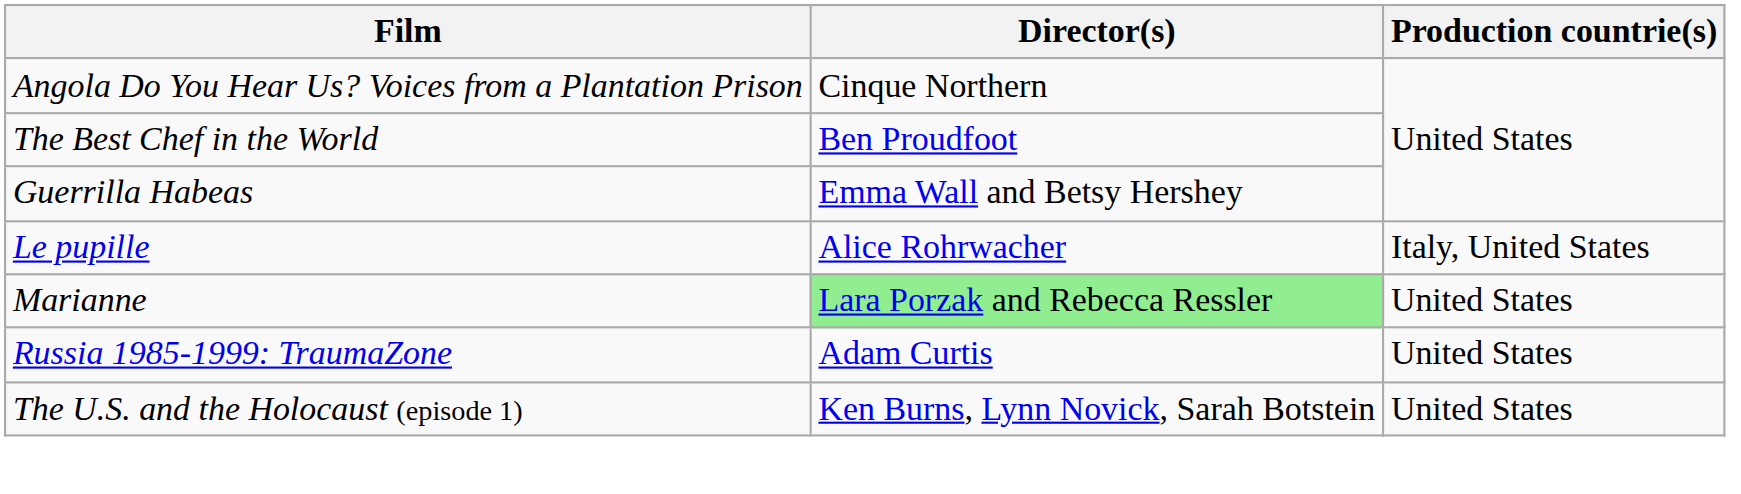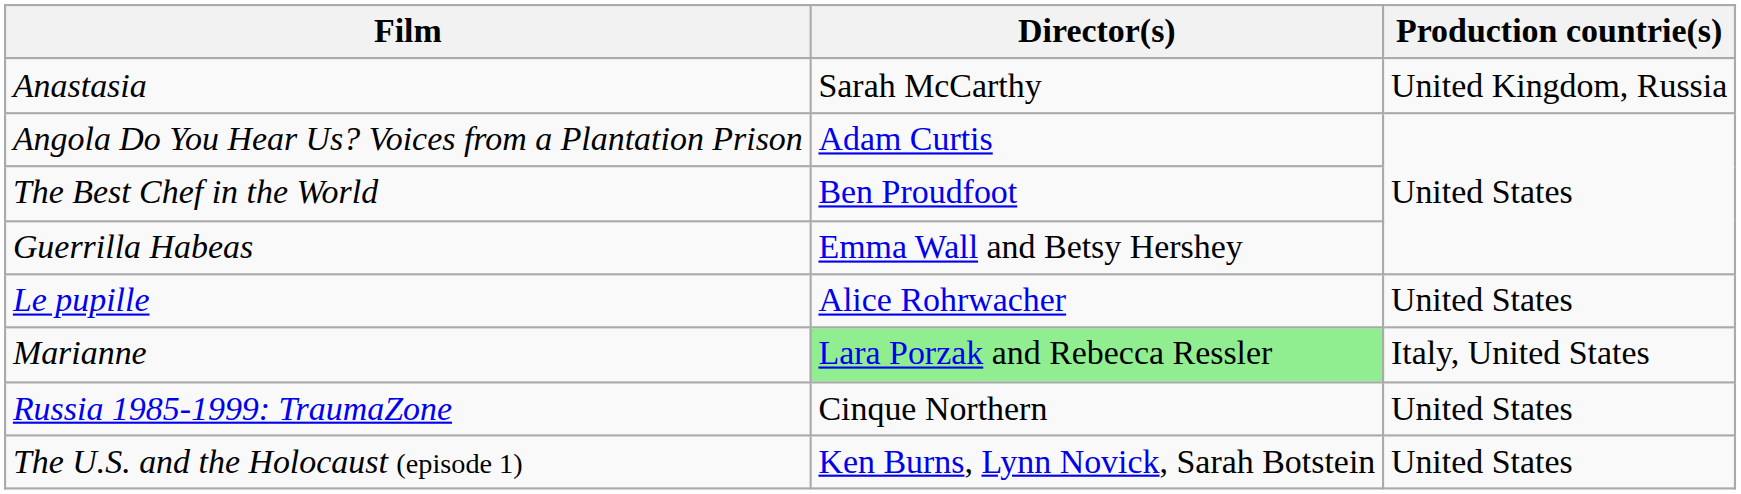+ row: (80, 85)
(933, 85) Cinque Northern -> (906, 138) Adam Curtis
(1520, 246) Italy, United States -> (1482, 300) United States
(1482, 300) United States -> (1520, 354) Italy, United States
(906, 354) Adam Curtis -> (933, 407) Cinque Northern
